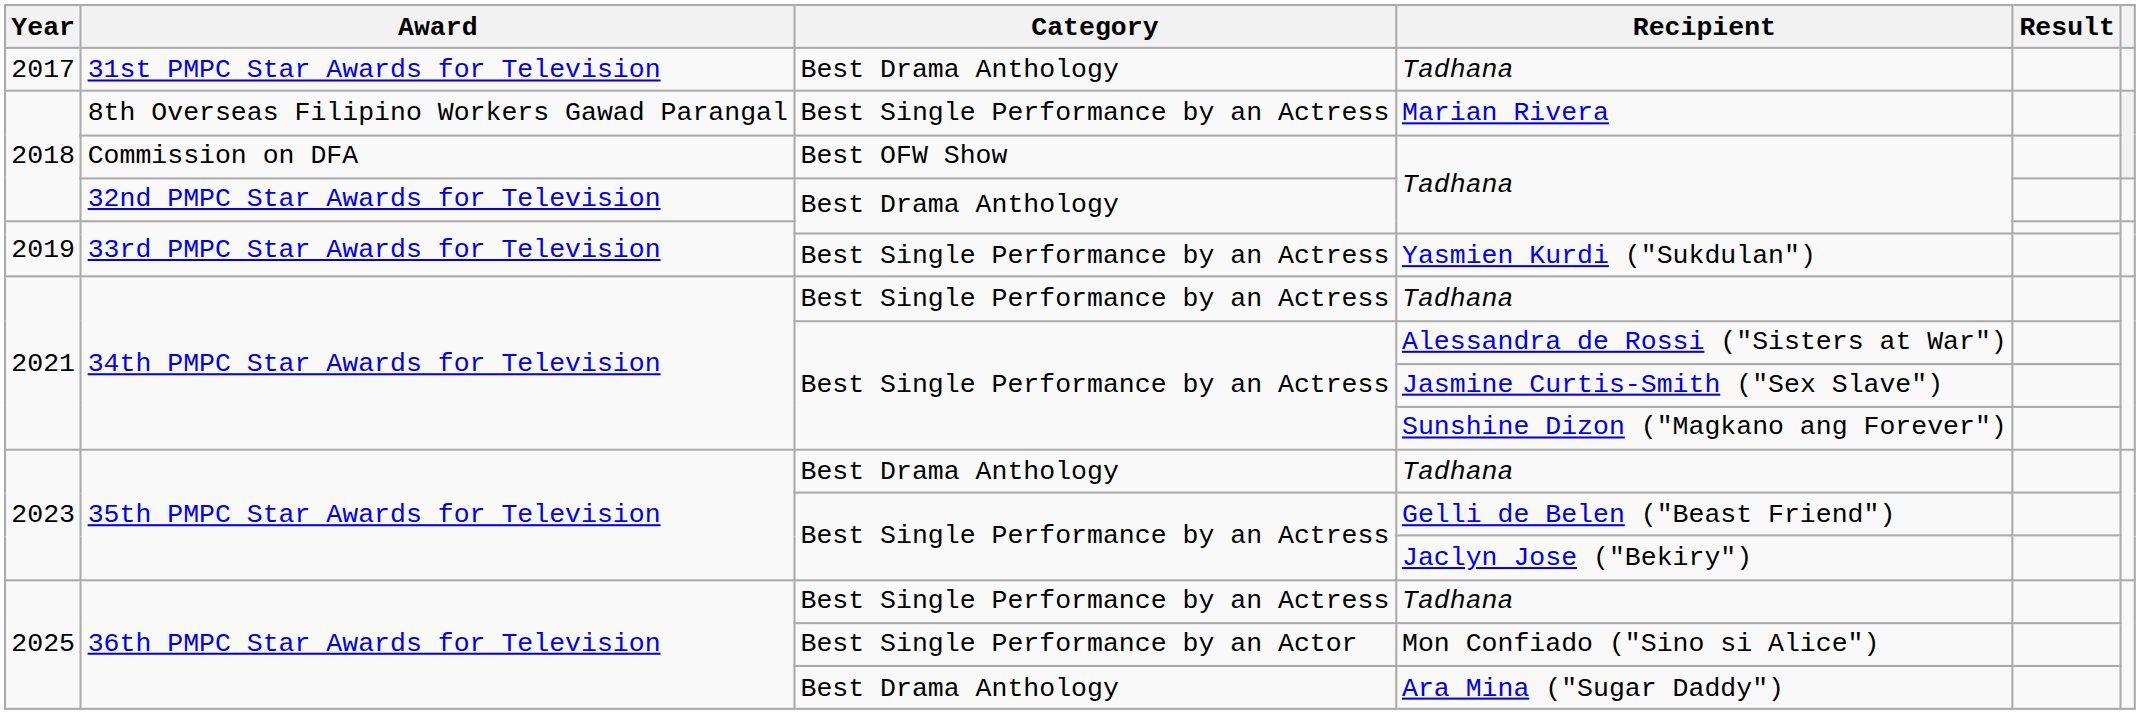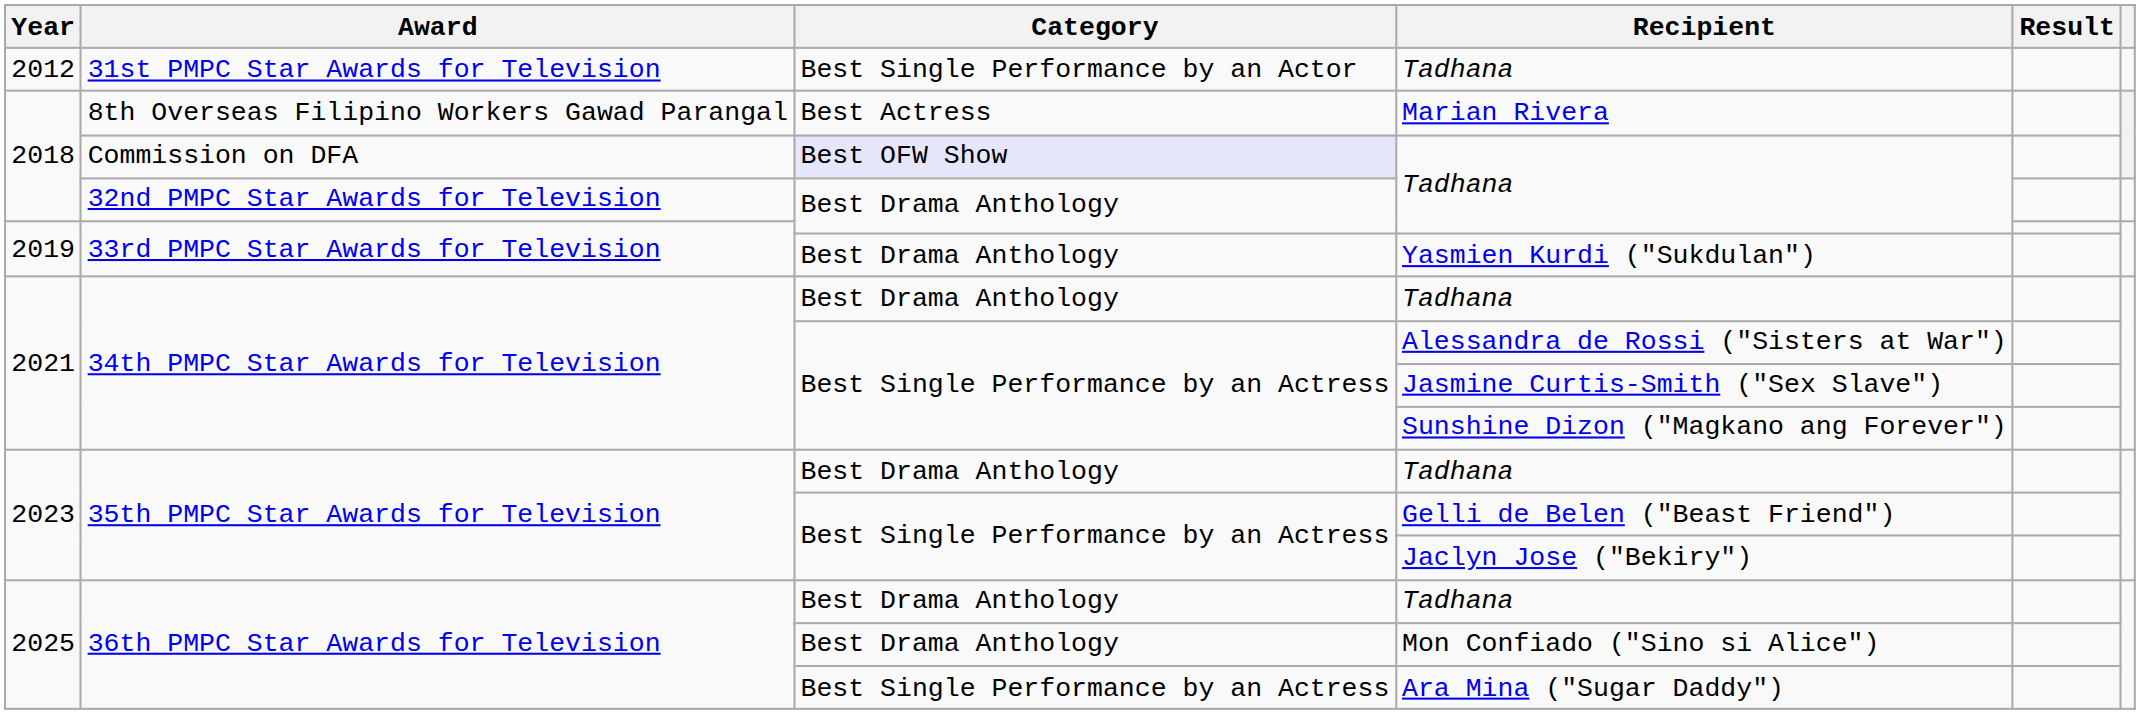(43, 70) 2017 -> (43, 70) 2012
(960, 70) Best Drama Anthology -> (1079, 70) Best Single Performance by an Actor
(1095, 113) Best Single Performance by an Actress -> (896, 113) Best Actress
(904, 156) no background -> (904, 156) lavender background
(1095, 255) Best Single Performance by an Actress -> (960, 255) Best Drama Anthology
(1095, 299) Best Single Performance by an Actress -> (960, 299) Best Drama Anthology
(1095, 601) Best Single Performance by an Actress -> (960, 601) Best Drama Anthology
(1079, 644) Best Single Performance by an Actor -> (960, 644) Best Drama Anthology
(960, 688) Best Drama Anthology -> (1095, 688) Best Single Performance by an Actress
